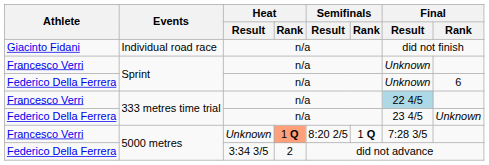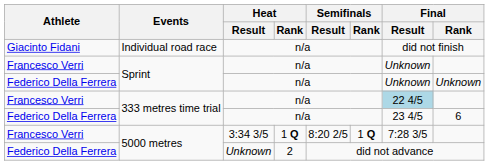(458, 83) 6 -> (458, 83) Unknown
(458, 117) Unknown -> (458, 117) 6
(248, 134) Unknown -> (248, 134) 3:34 3/5
(290, 134) lightsalmon background -> (290, 134) no background
(248, 152) 3:34 3/5 -> (248, 152) Unknown
